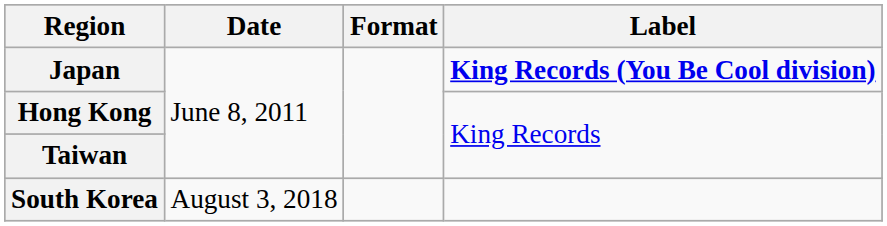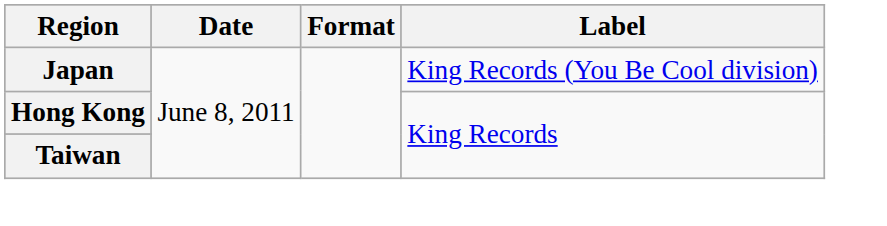(663, 69) bold -> (613, 69) normal
- row: (85, 198)
